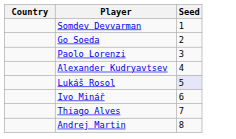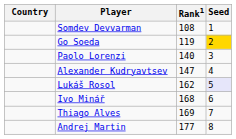+ column: (192, 13)
(181, 40) no background -> (211, 42) gold background
